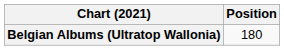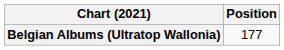(252, 34) 180 -> (252, 34) 177
